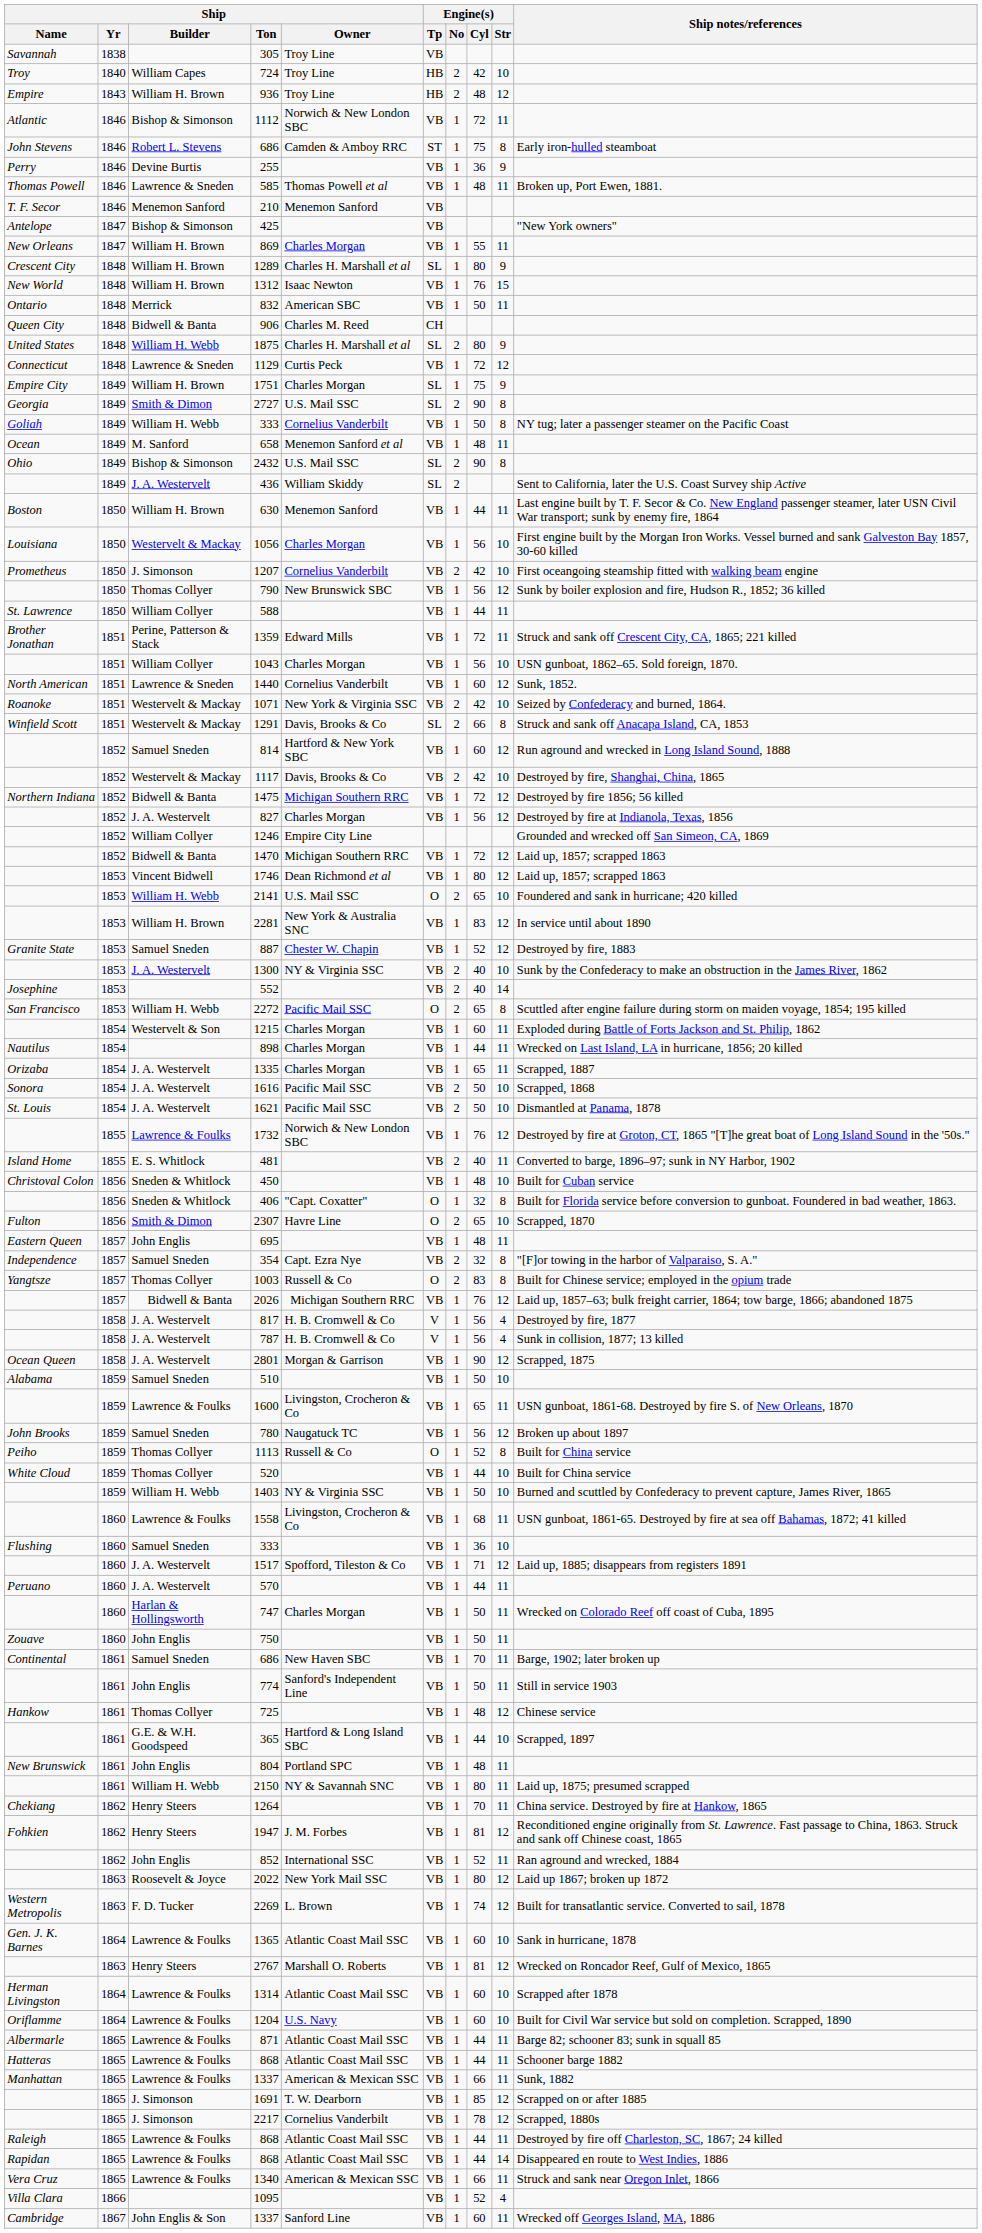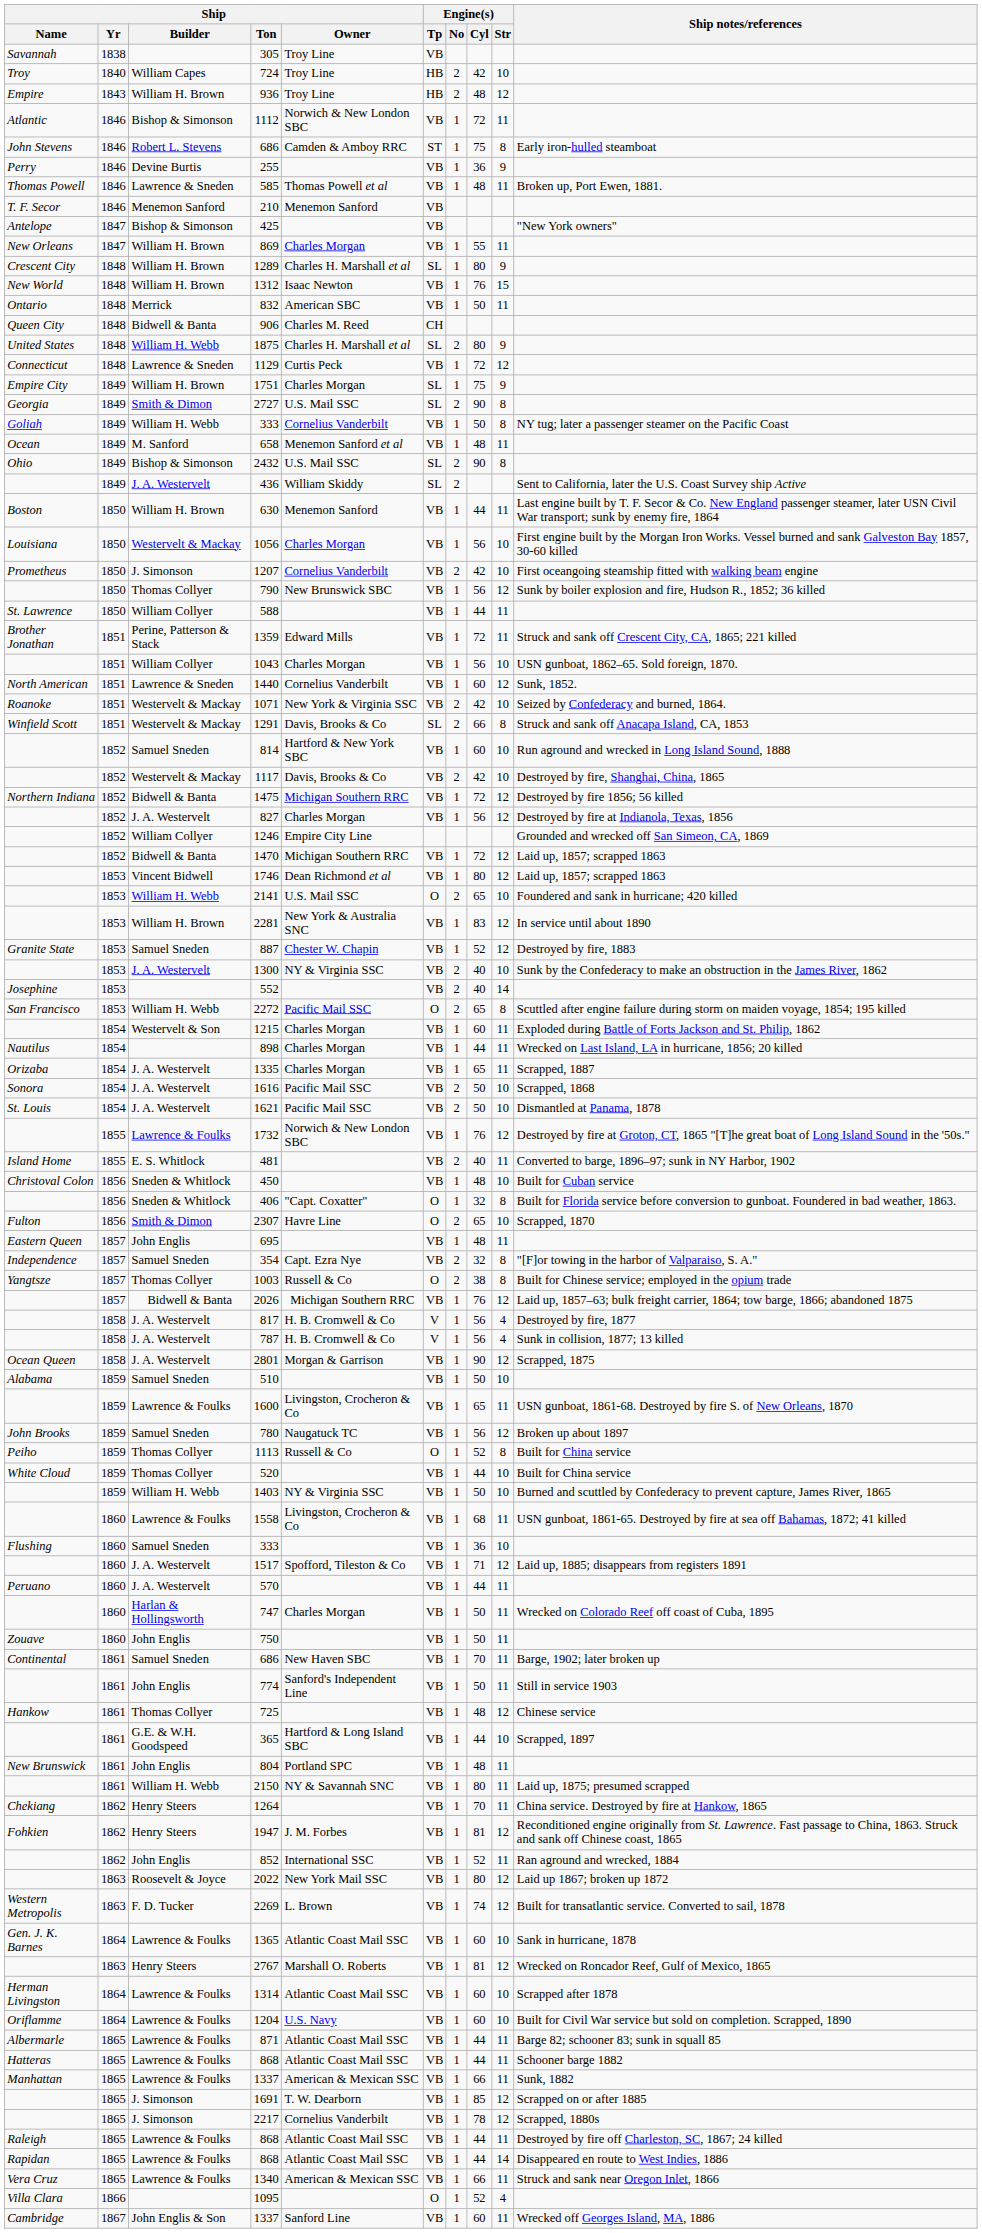(503, 750) 12 -> (503, 750) 10
(479, 1280) 83 -> (479, 1280) 38
(435, 2198) VB -> (435, 2198) O
